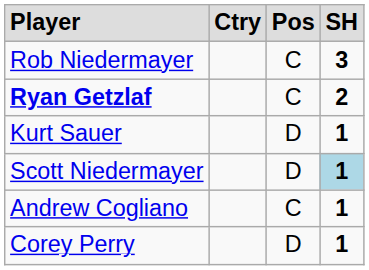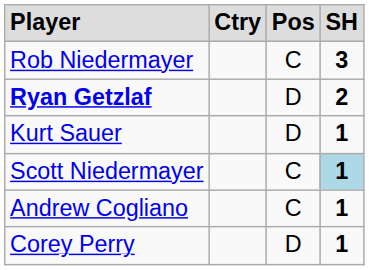(293, 97) C -> (293, 97) D
(293, 171) D -> (293, 171) C
